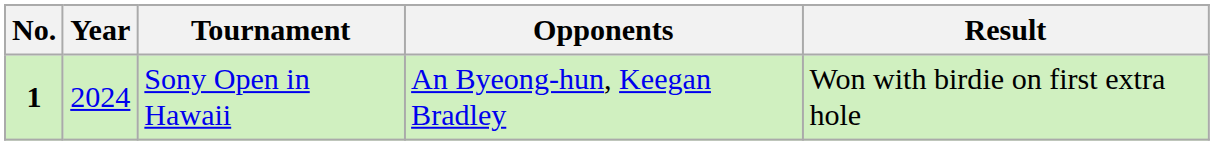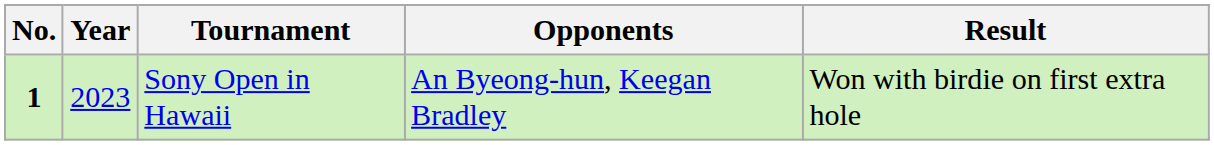(100, 96) 2024 -> (100, 96) 2023
